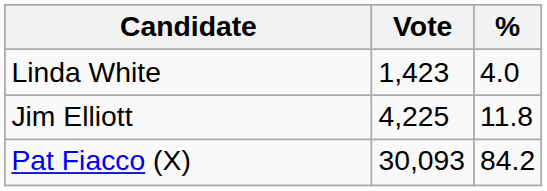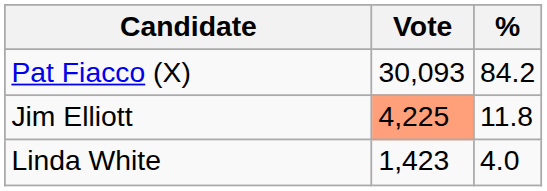rows swapped: (101, 161) <-> (86, 71)
(414, 116) no background -> (414, 116) lightsalmon background
